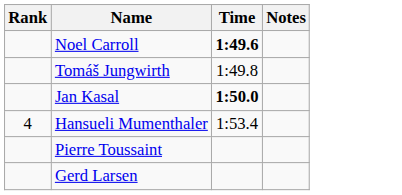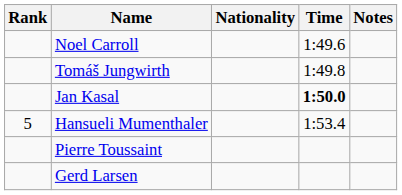+ column: (255, 17)
(237, 44) bold -> (324, 44) normal
(28, 123) 4 -> (28, 123) 5
